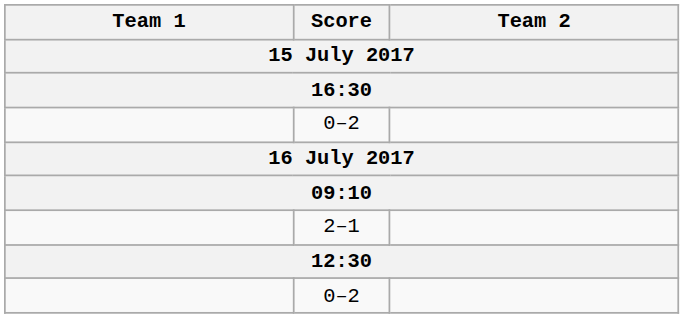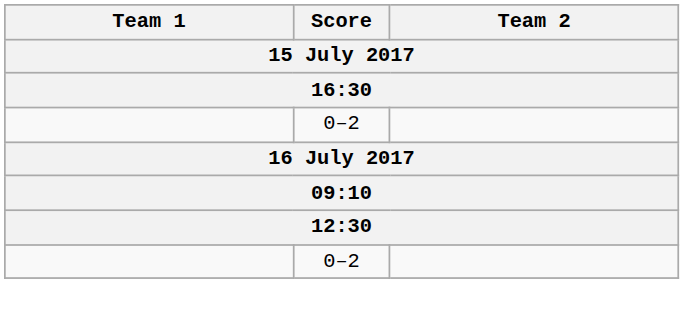- row: (149, 227)
